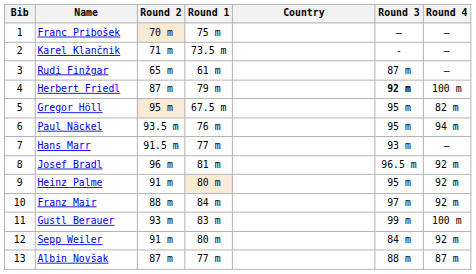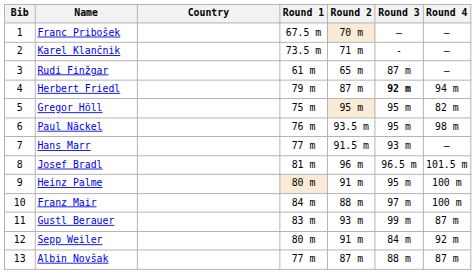columns swapped: (304, 14) <-> (161, 14)
(209, 33) 75 m -> (303, 33) 67.5 m
(447, 89) 100 m -> (447, 89) 94 m
(209, 108) 67.5 m -> (304, 108) 75 m
(447, 127) 94 m -> (447, 127) 98 m
(447, 165) 92 m -> (447, 165) 101.5 m
(447, 184) 92 m -> (447, 184) 100 m
(447, 203) 92 m -> (447, 203) 100 m
(447, 221) 100 m -> (447, 221) 87 m
